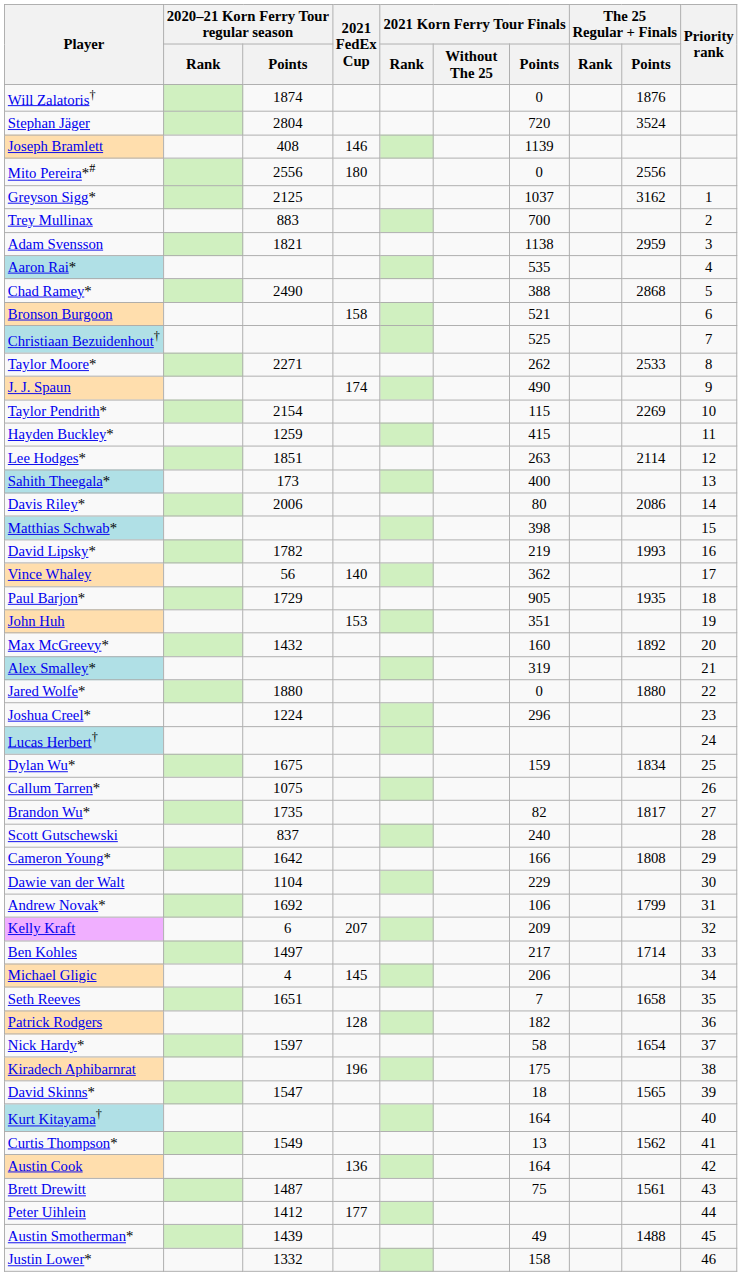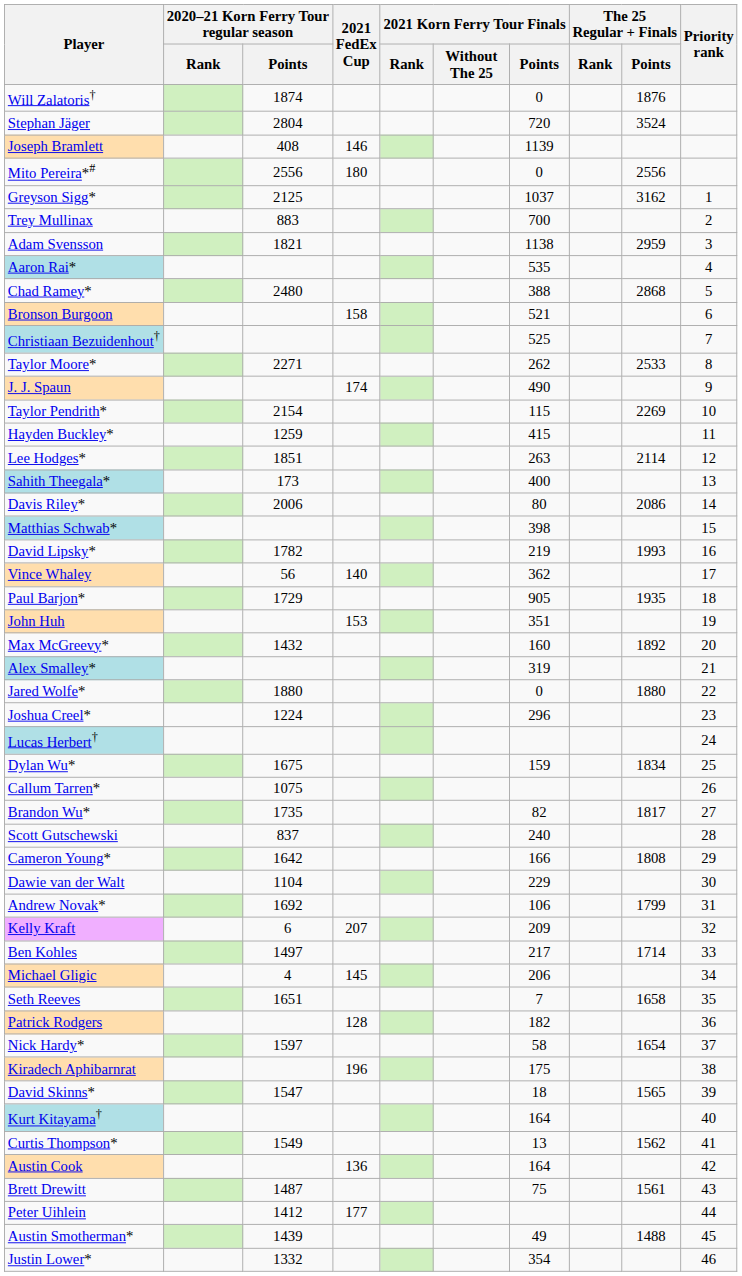(288, 290) 2490 -> (288, 290) 2480
(539, 1259) 158 -> (539, 1259) 354
